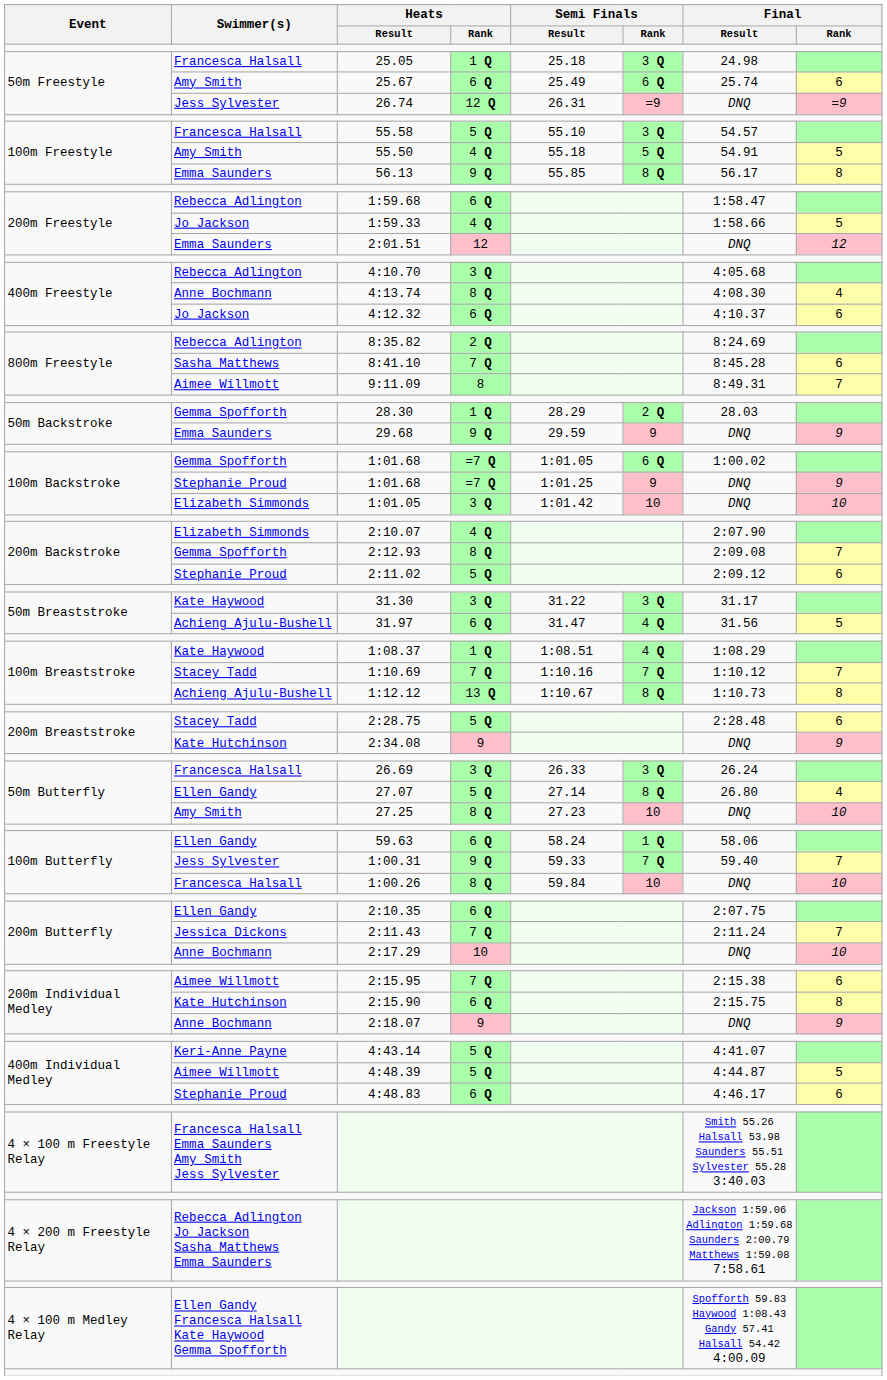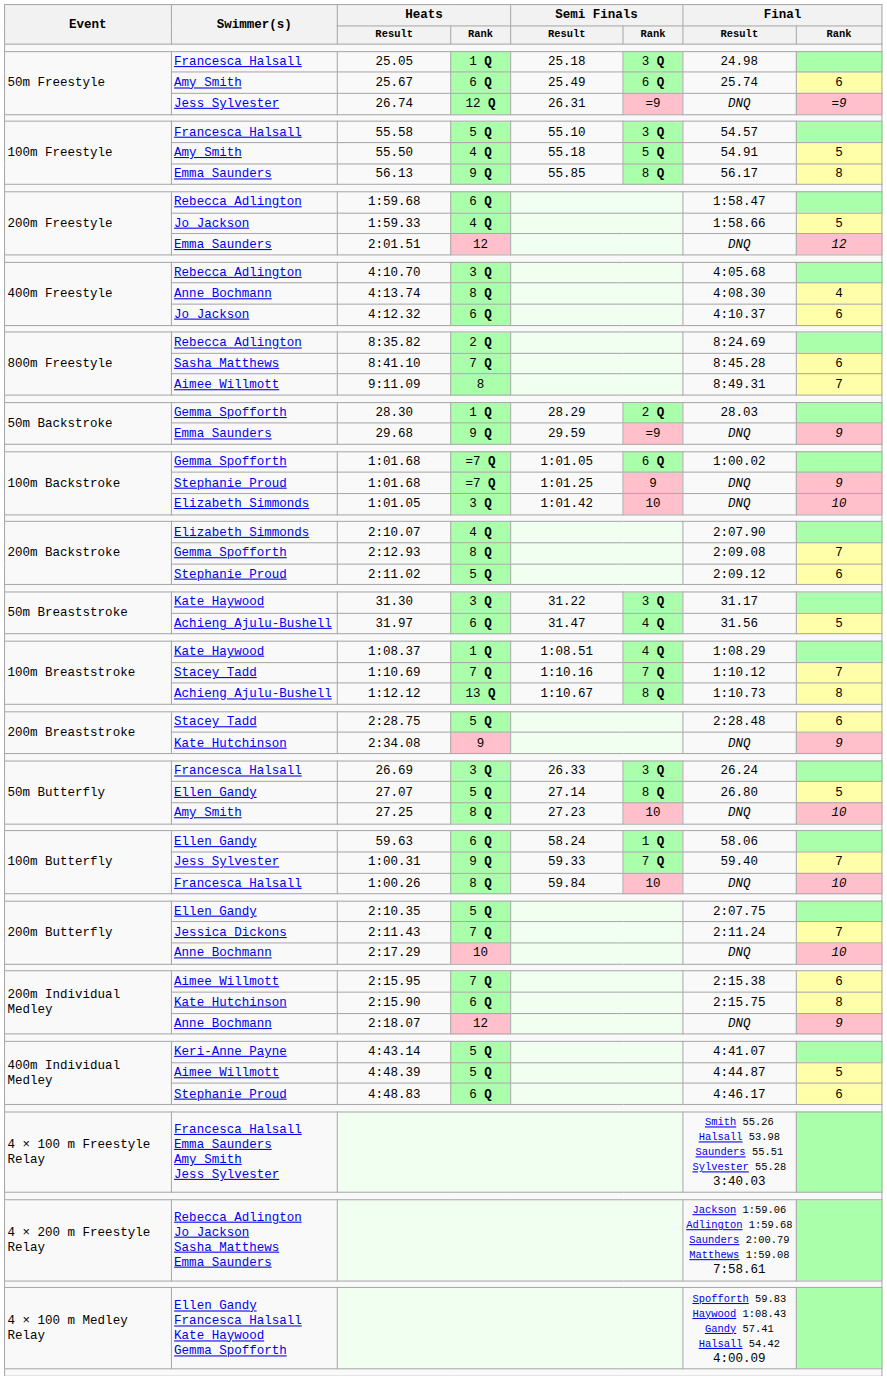(653, 434) 9 -> (653, 434) =9
(839, 792) 4 -> (839, 792) 5
(480, 911) 6 Q -> (480, 911) 5 Q
(480, 1023) 9 -> (480, 1023) 12
